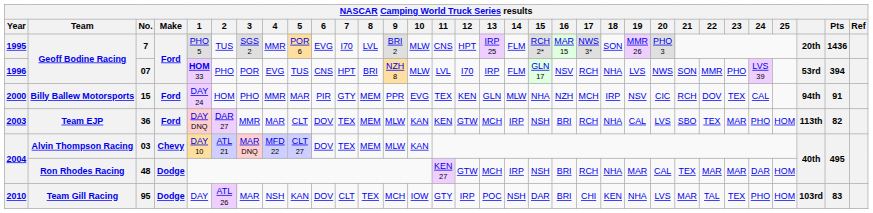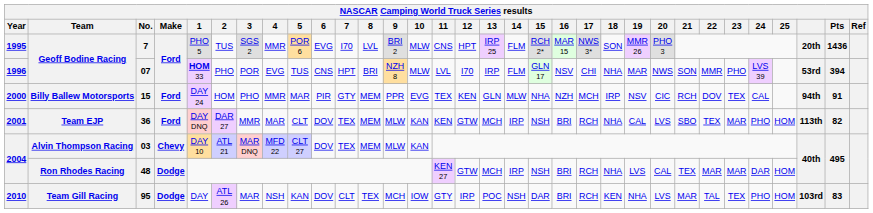(589, 71) RCH -> (589, 71) CHI
(637, 71) LVS -> (637, 71) MAR
(16, 121) 2003 -> (16, 121) 2001
(637, 171) MAR -> (637, 171) LVS
(589, 196) CHI -> (589, 196) RCH
